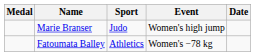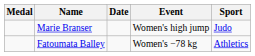columns swapped: (127, 12) <-> (239, 12)
